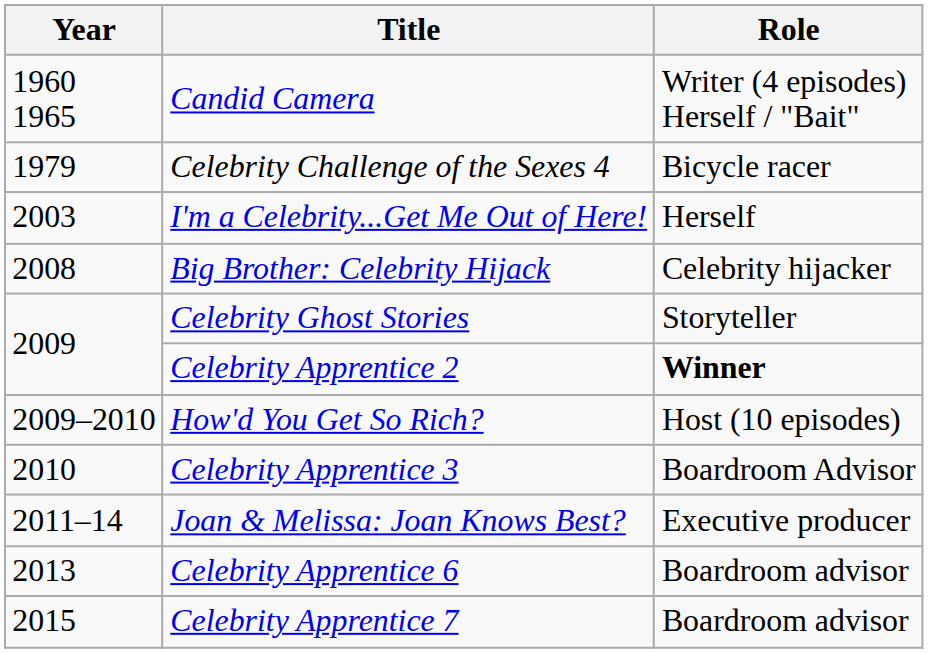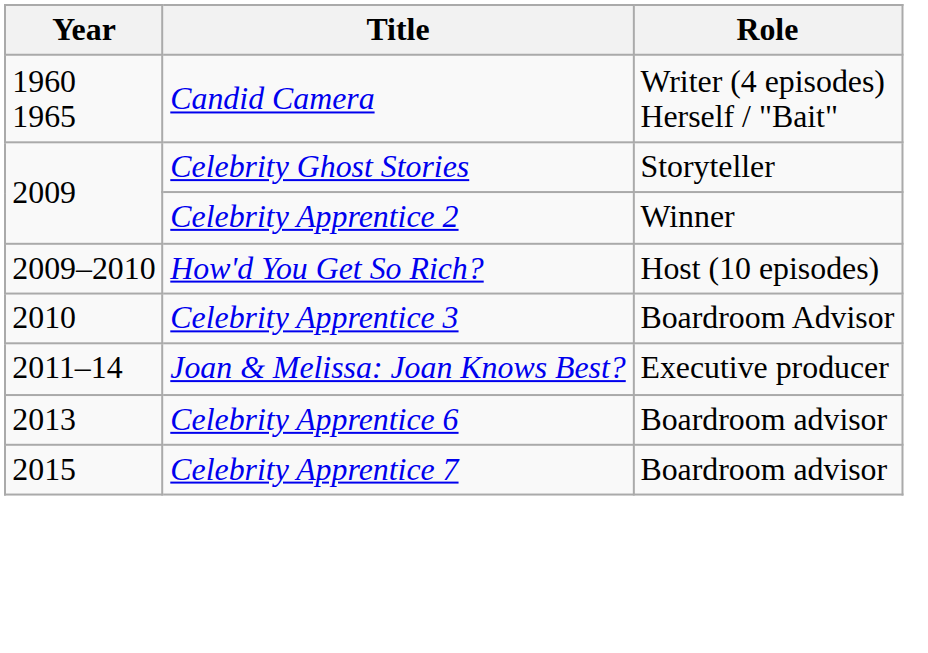- row: (390, 166)
- row: (409, 217)
- row: (360, 267)
(714, 368) bold -> (688, 217) normal
